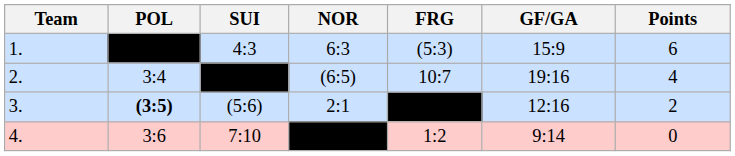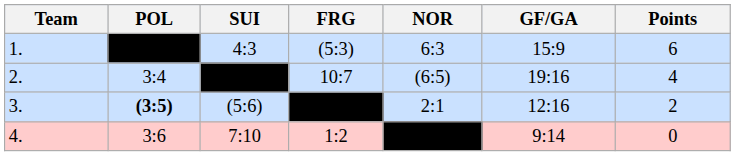columns swapped: (435, 19) <-> (338, 19)
